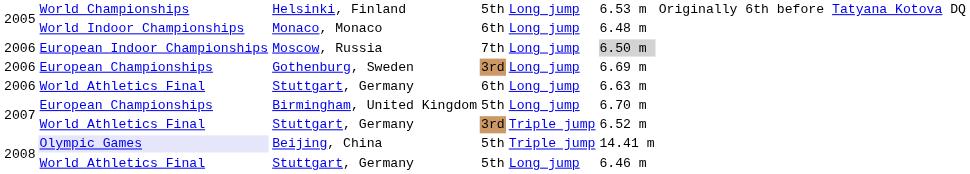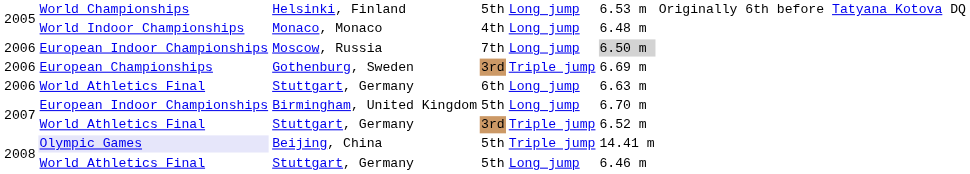(493, 29) 6th -> (493, 29) 4th
(544, 67) Long jump -> (552, 67) Triple jump
(126, 106) European Championships -> (154, 106) European Indoor Championships
